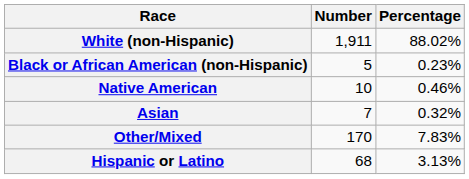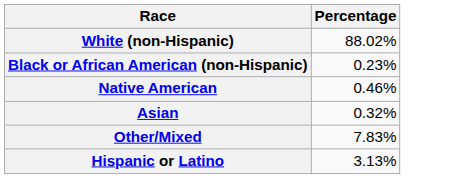- column: (343, 16)
